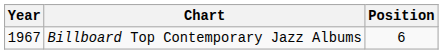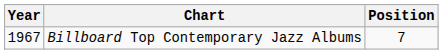(401, 38) 6 -> (401, 38) 7
